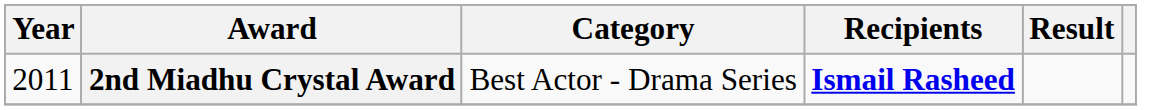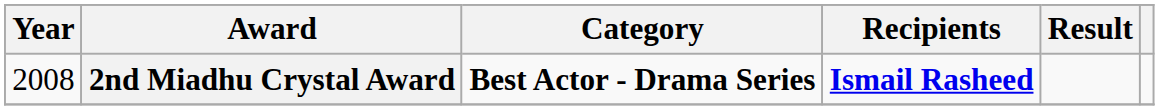(43, 78) 2011 -> (43, 78) 2008
(633, 78) normal -> (642, 78) bold
